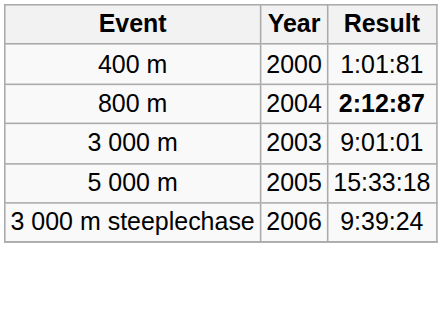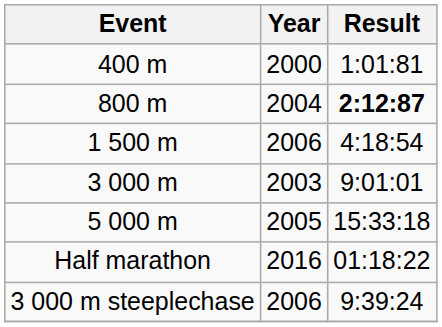+ row: (133, 143)
+ row: (133, 261)
